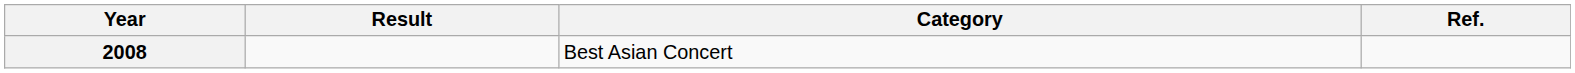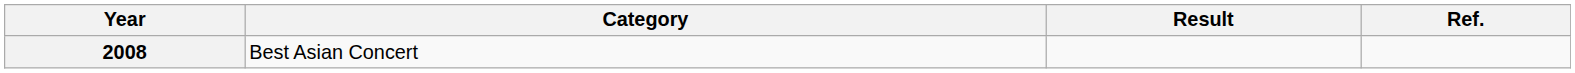columns swapped: (960, 20) <-> (402, 20)
